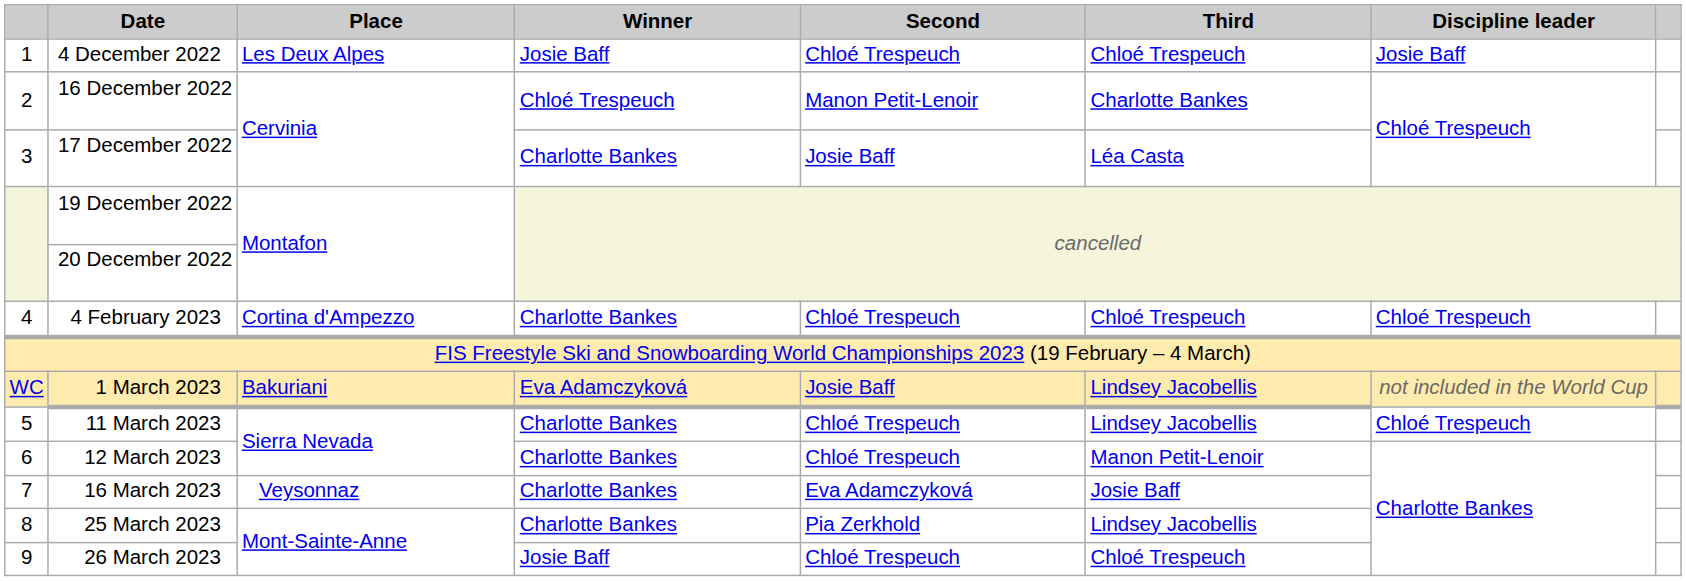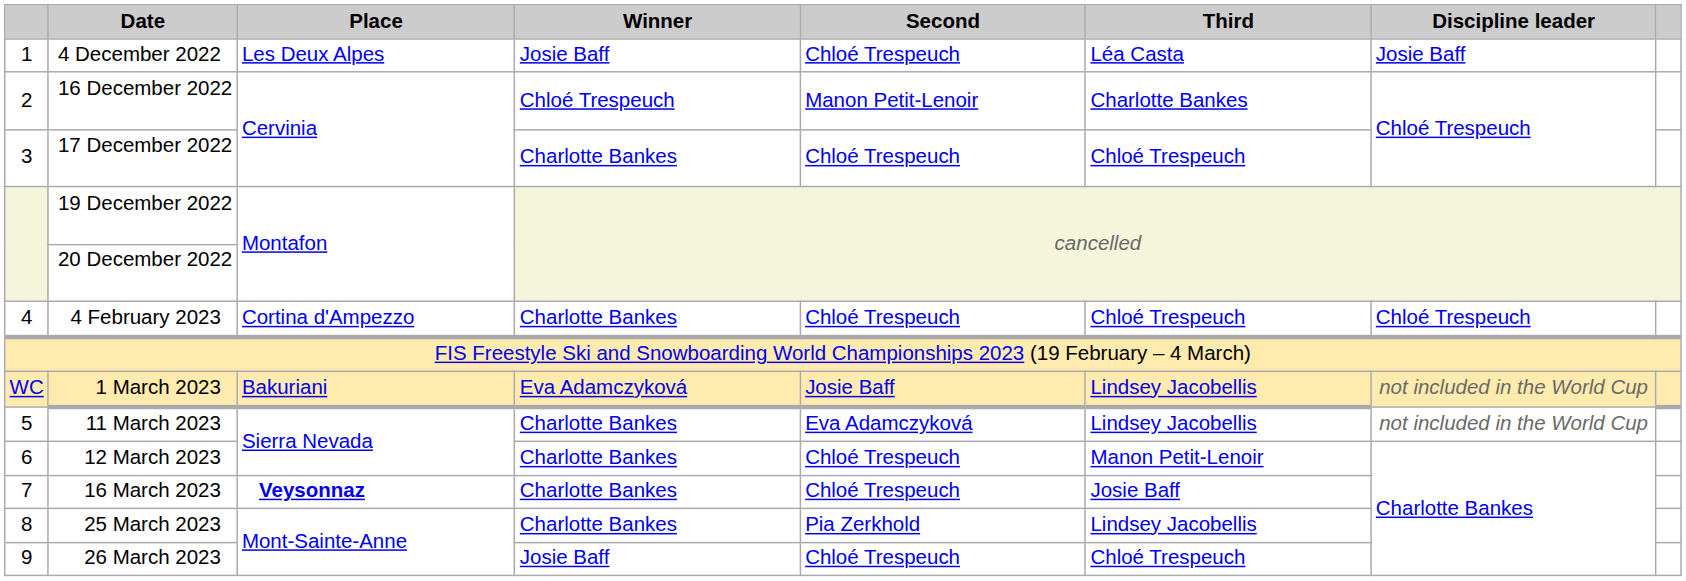(1168, 54) Chloé Trespeuch -> (1137, 54) Léa Casta
(850, 157) Josie Baff -> (883, 157) Chloé Trespeuch
(1137, 157) Léa Casta -> (1168, 157) Chloé Trespeuch
(883, 424) Chloé Trespeuch -> (889, 424) Eva Adamczyková
(1453, 423) Chloé Trespeuch -> (1514, 423) not included in the World Cup
(301, 491) normal -> (303, 491) bold
(889, 491) Eva Adamczyková -> (883, 491) Chloé Trespeuch
